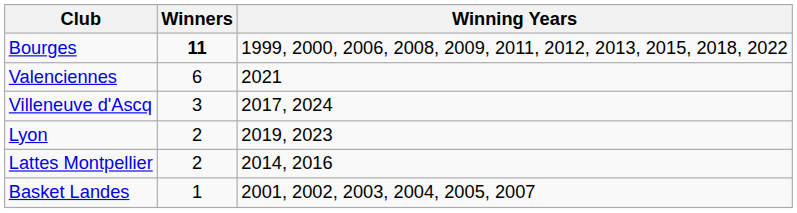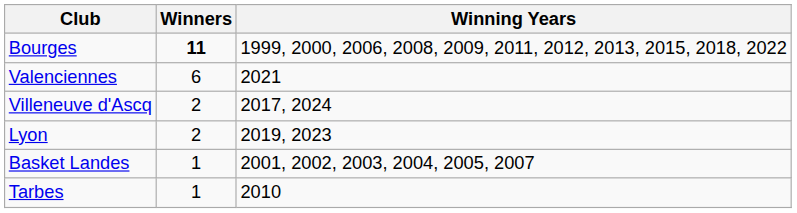(197, 105) 3 -> (196, 105) 2
- row: (81, 163)
+ row: (36, 192)
